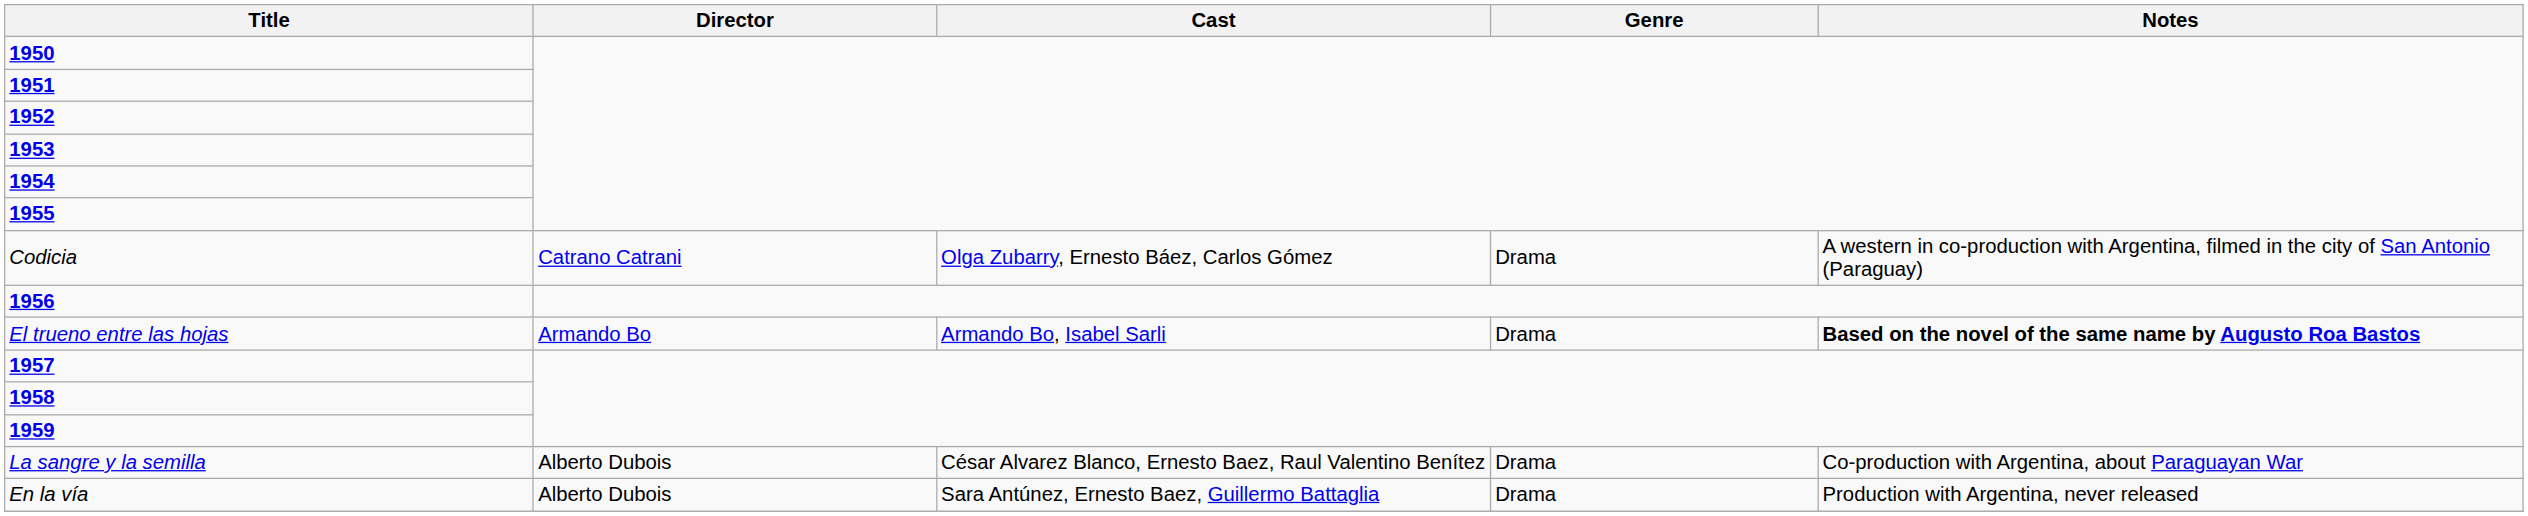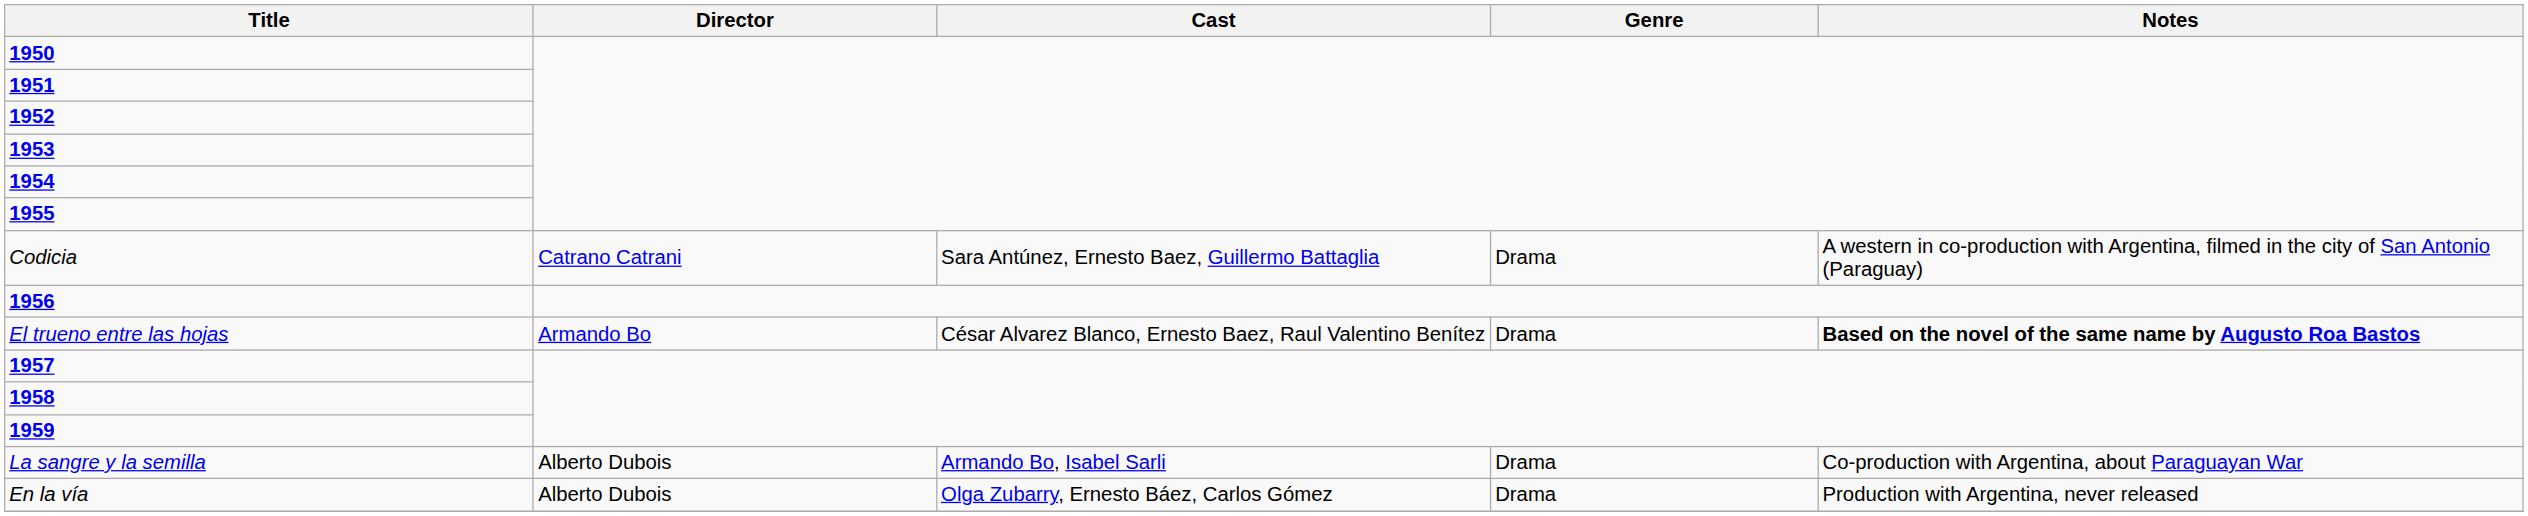(1137, 257) Olga Zubarry, Ernesto Báez, Carlos Gómez -> (1160, 257) Sara Antúnez, Ernesto Baez, Guillermo Battaglia
(1053, 333) Armando Bo, Isabel Sarli -> (1213, 333) César Alvarez Blanco, Ernesto Baez, Raul Valentino Benítez
(1213, 462) César Alvarez Blanco, Ernesto Baez, Raul Valentino Benítez -> (1053, 462) Armando Bo, Isabel Sarli
(1160, 494) Sara Antúnez, Ernesto Baez, Guillermo Battaglia -> (1137, 494) Olga Zubarry, Ernesto Báez, Carlos Gómez
